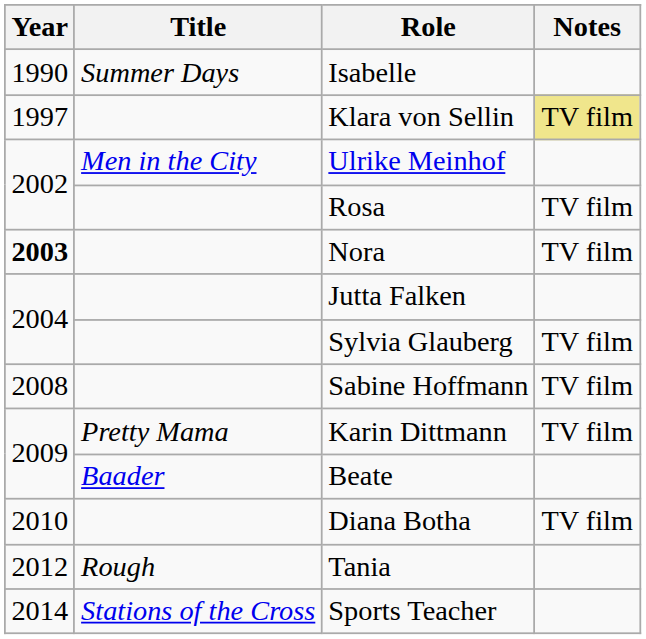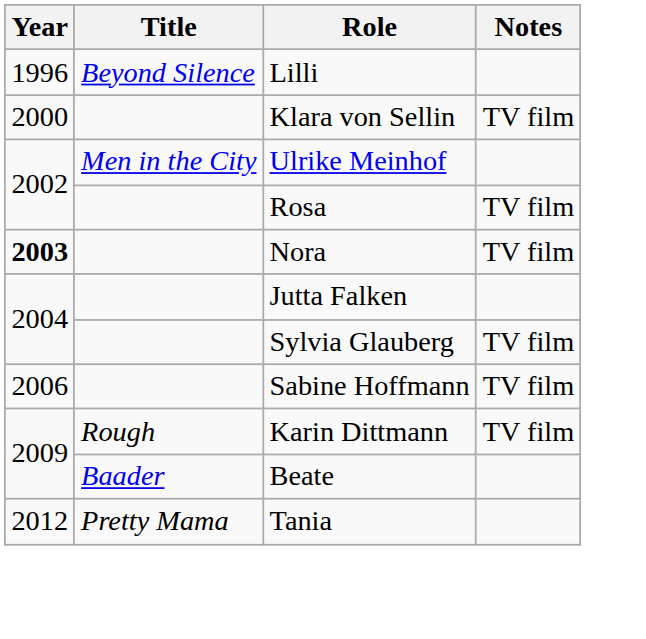- row: (372, 71)
+ row: (294, 71)
(40, 116) 1997 -> (40, 116) 2000
(587, 116) khaki background -> (528, 116) no background
(40, 386) 2008 -> (40, 386) 2006
(155, 431) Pretty Mama -> (118, 431) Rough
- row: (400, 521)
(118, 565) Rough -> (155, 521) Pretty Mama
- row: (412, 610)
